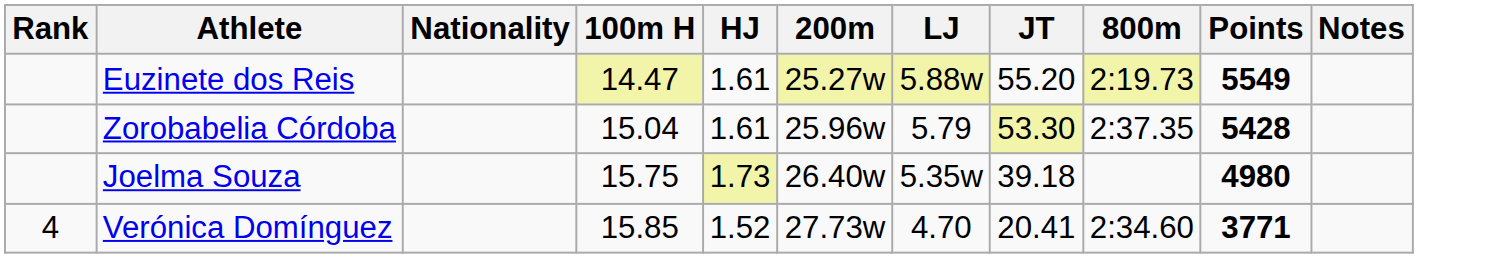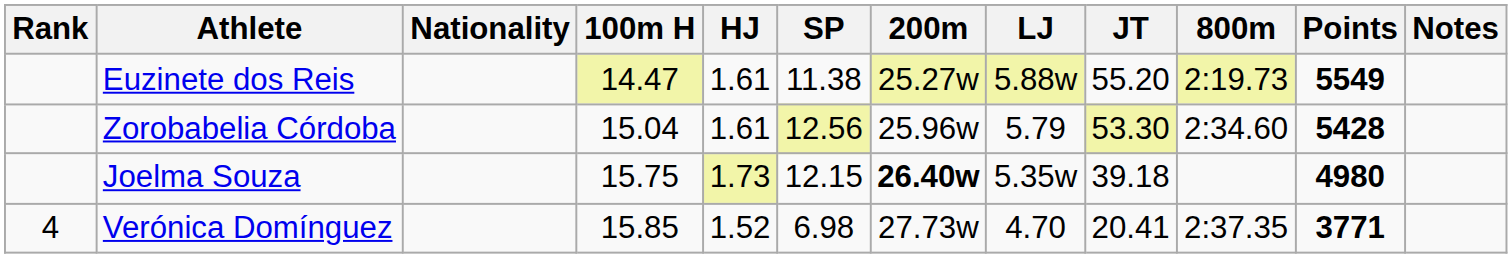+ column: (824, 29)
(1142, 128) 2:37.35 -> (1236, 128) 2:34.60
(835, 177) normal -> (928, 177) bold
(1142, 227) 2:34.60 -> (1236, 227) 2:37.35
